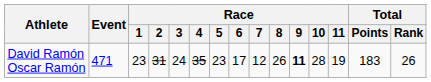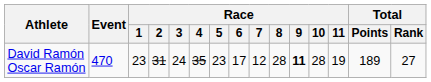(102, 61) 471 -> (102, 61) 470
(279, 61) 26 -> (279, 61) 28
(370, 61) 183 -> (370, 61) 189
(409, 61) 26 -> (409, 61) 27
